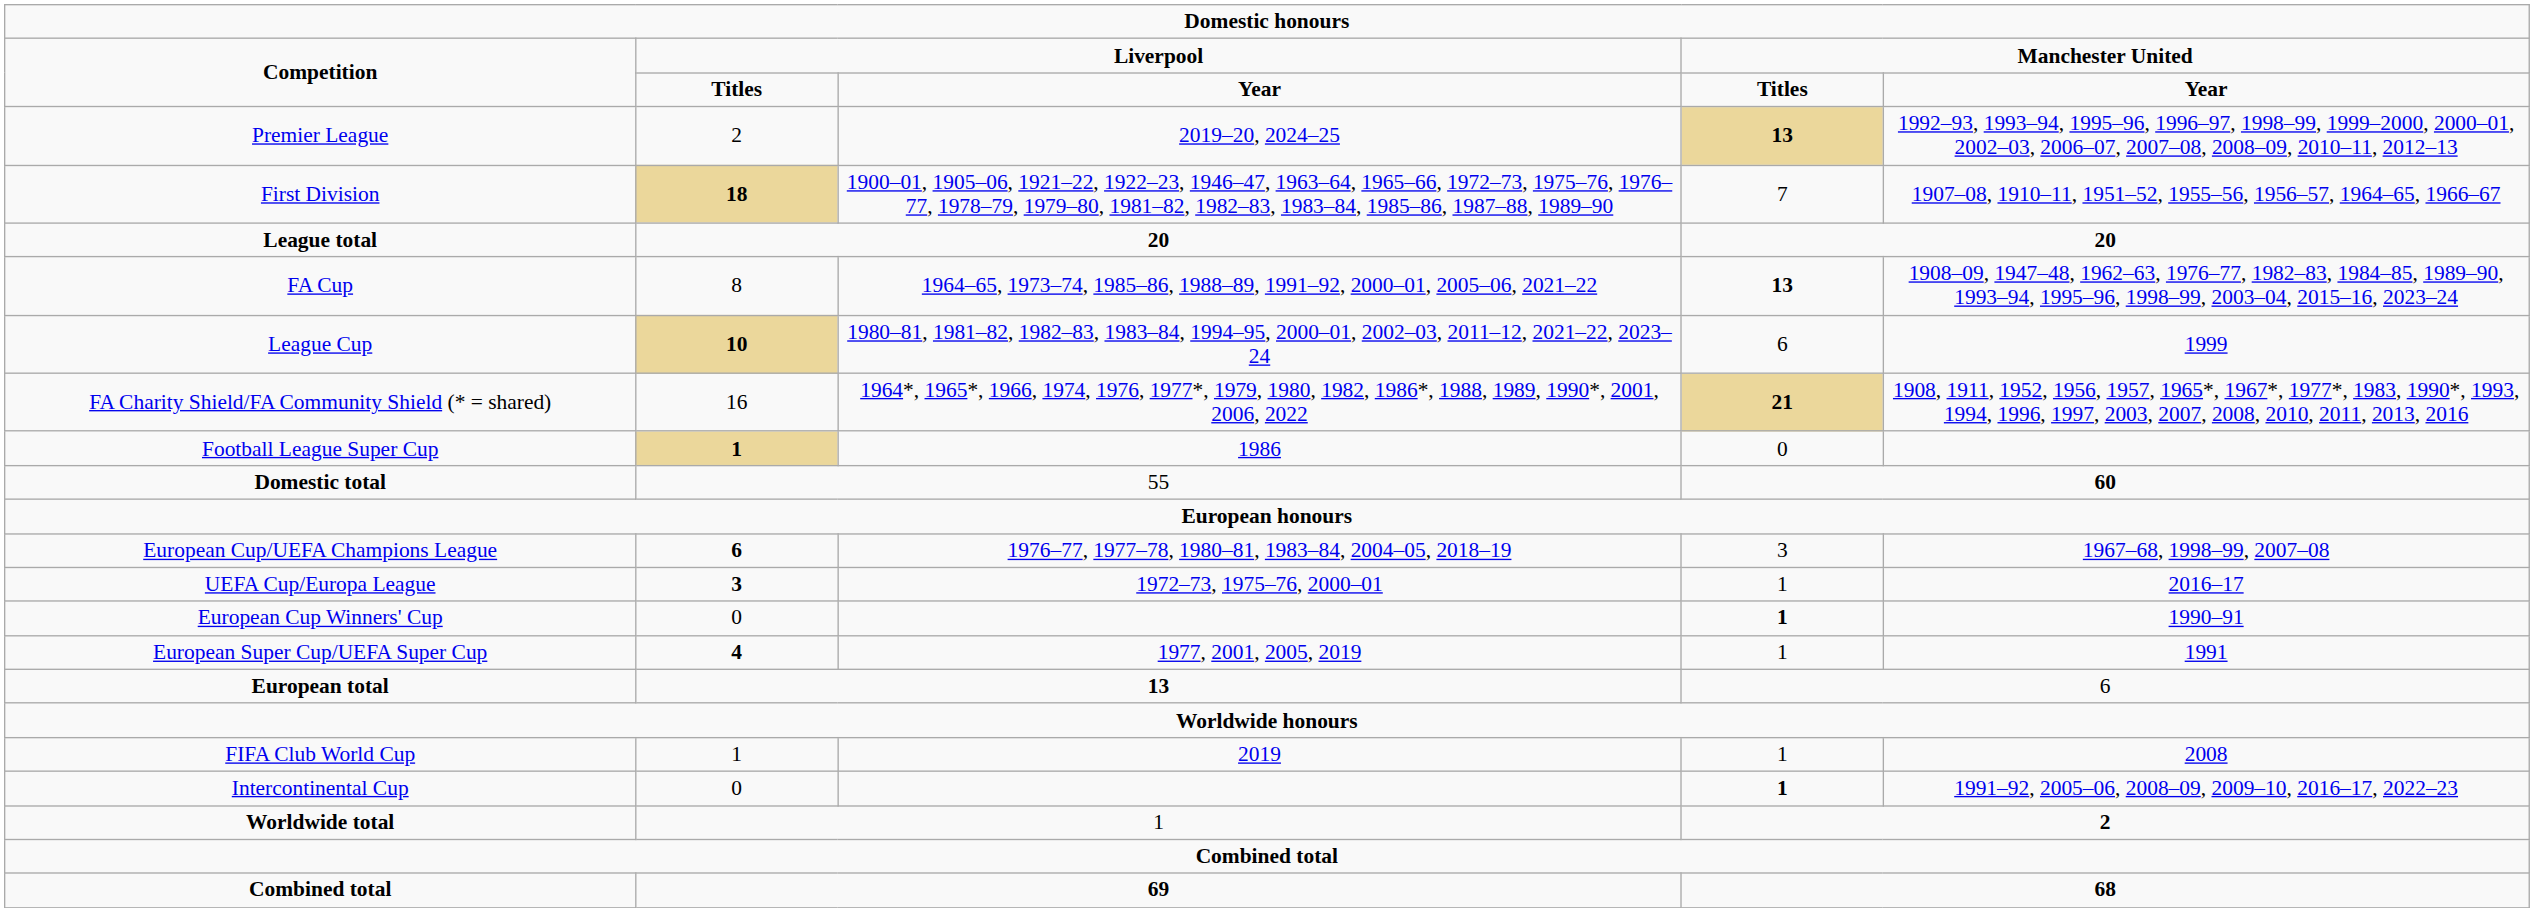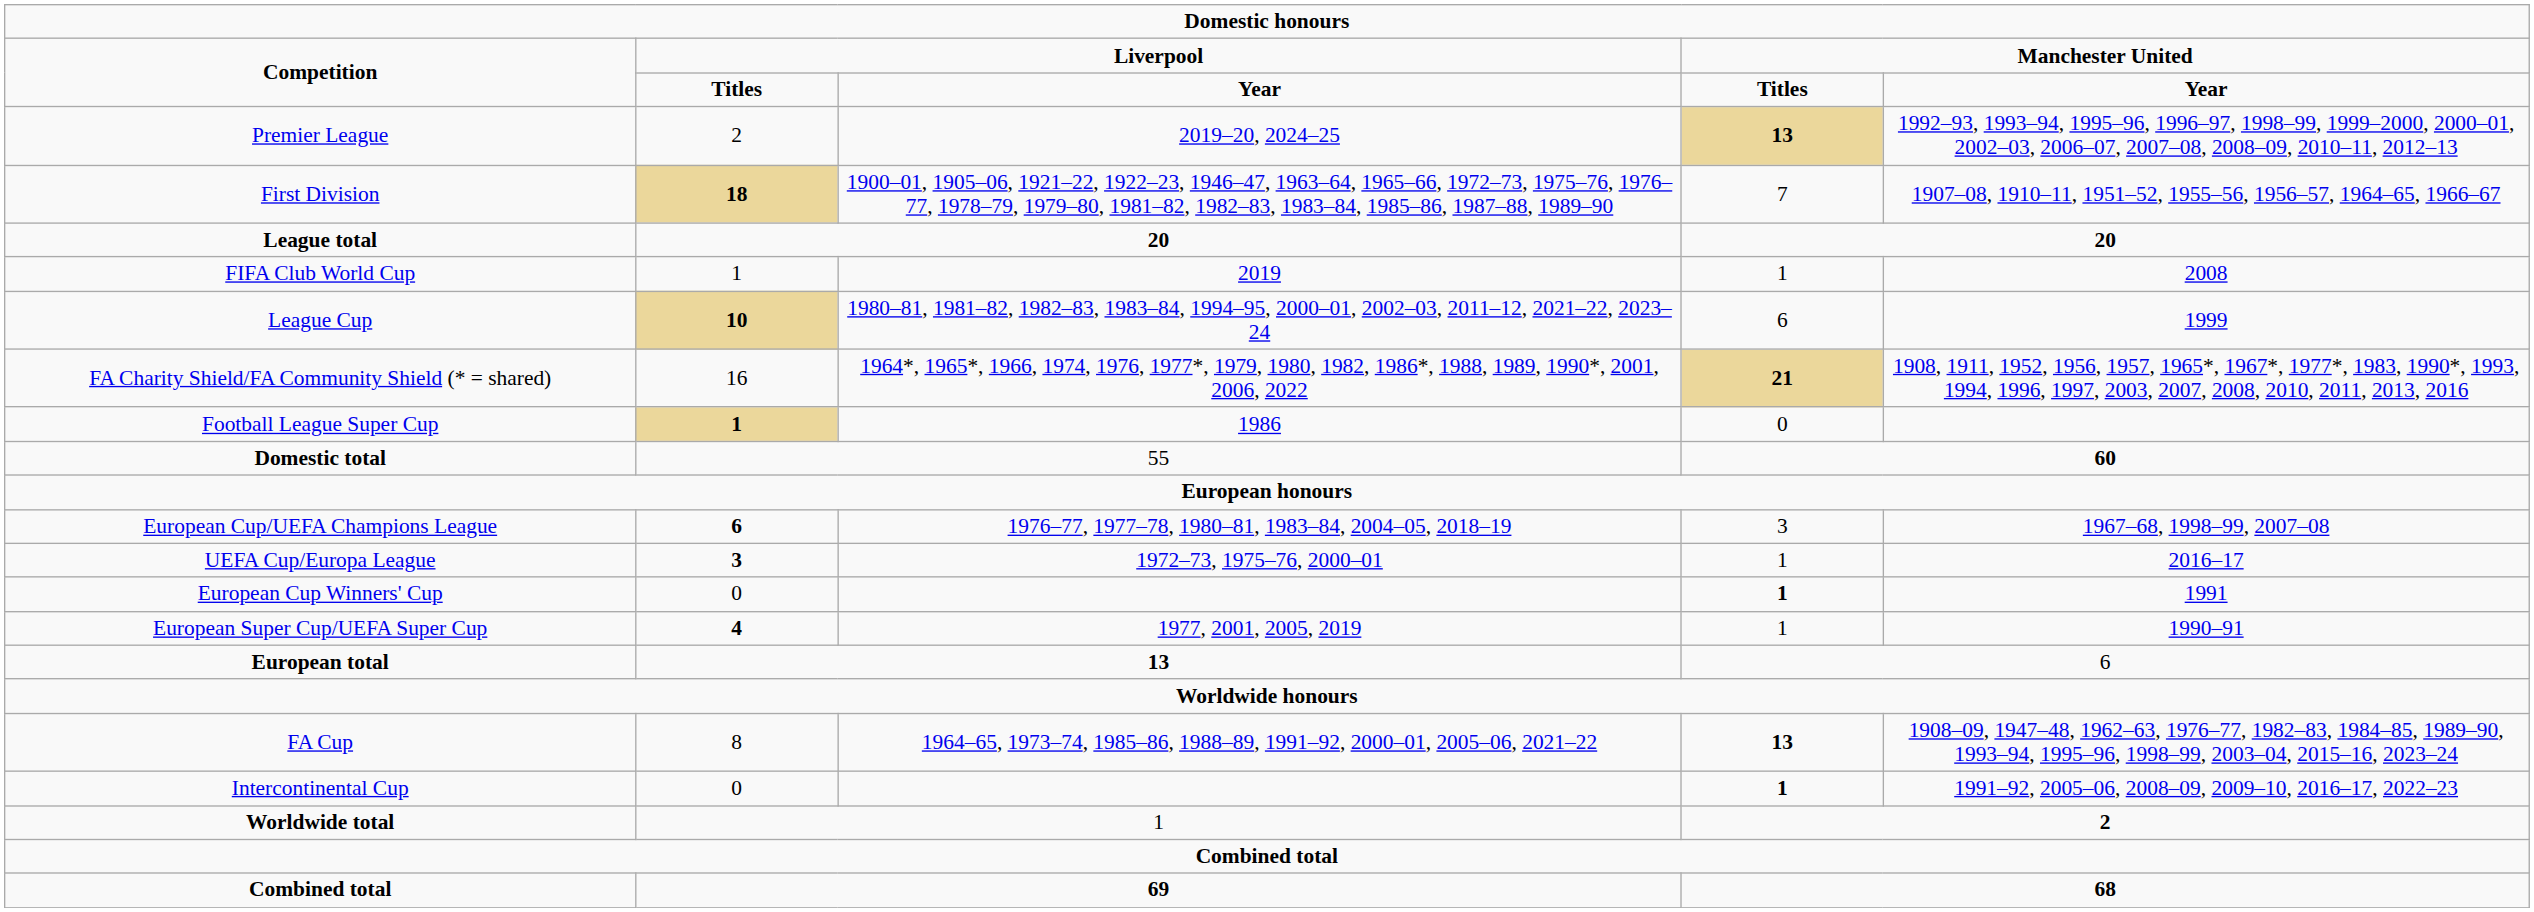rows swapped: (320, 285) <-> (320, 754)
(2206, 618) 1990–91 -> (2206, 594) 1991
(2206, 652) 1991 -> (2206, 628) 1990–91
